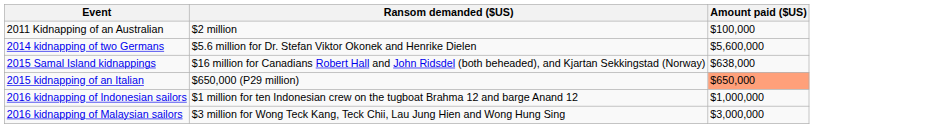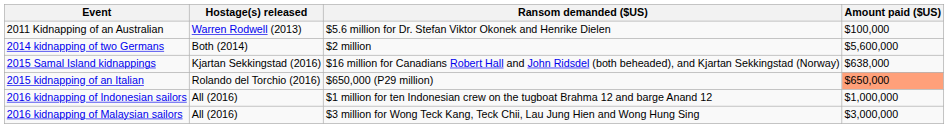+ column: (256, 13)
(214, 30) $2 million -> (468, 30) $5.6 million for Dr. Stefan Viktor Okonek and Henrike Dielen
(334, 47) $5.6 million for Dr. Stefan Viktor Okonek and Henrike Dielen -> (349, 47) $2 million
